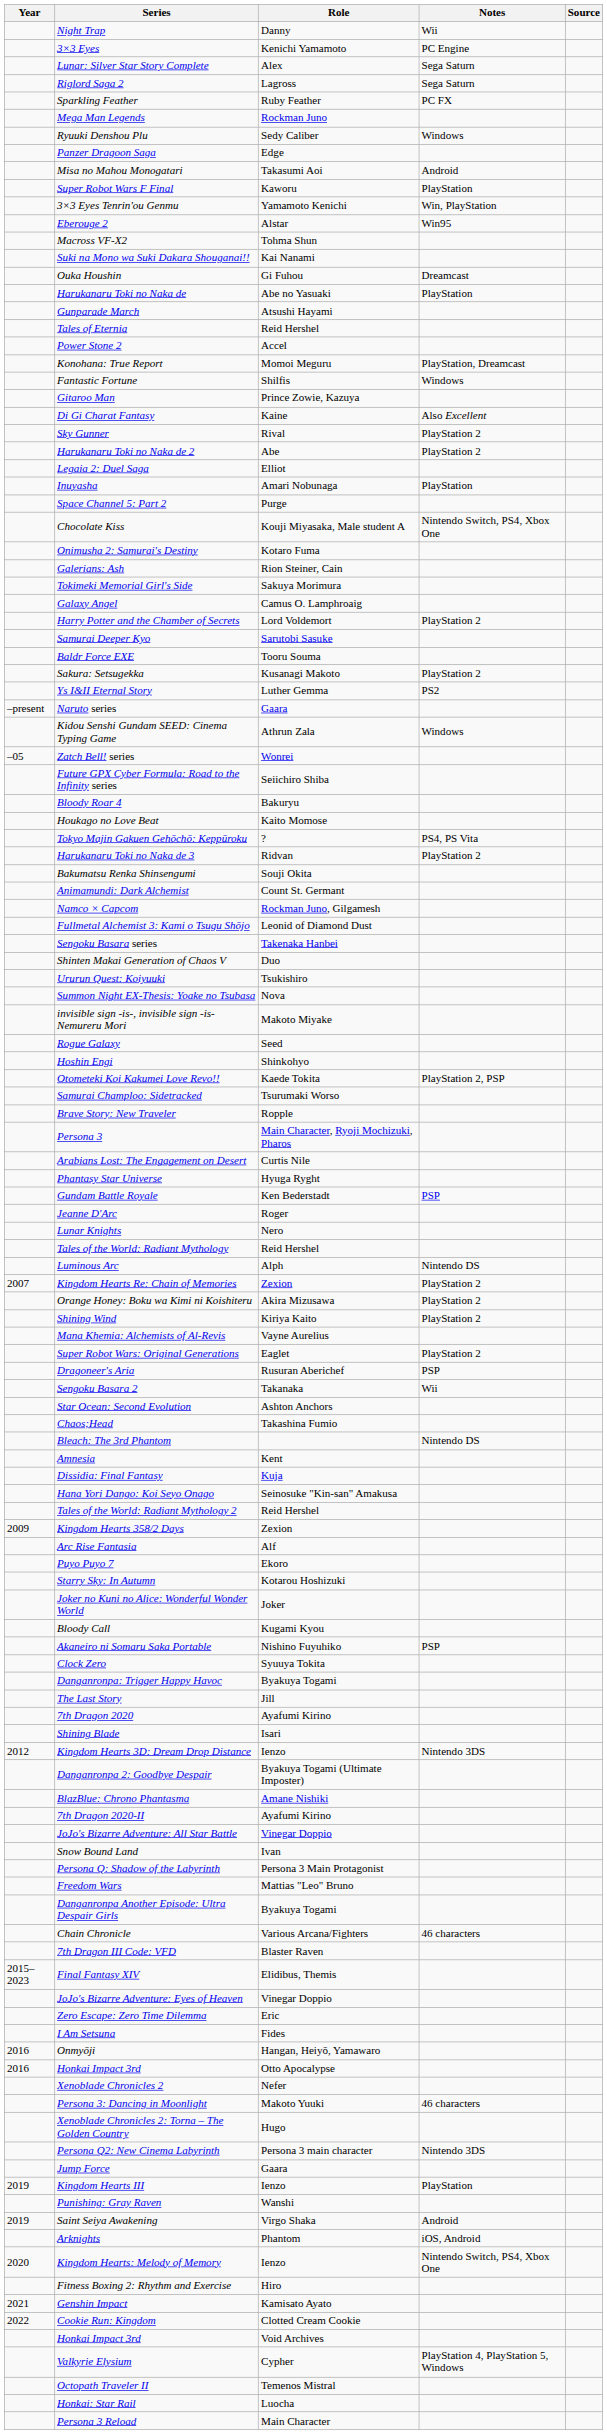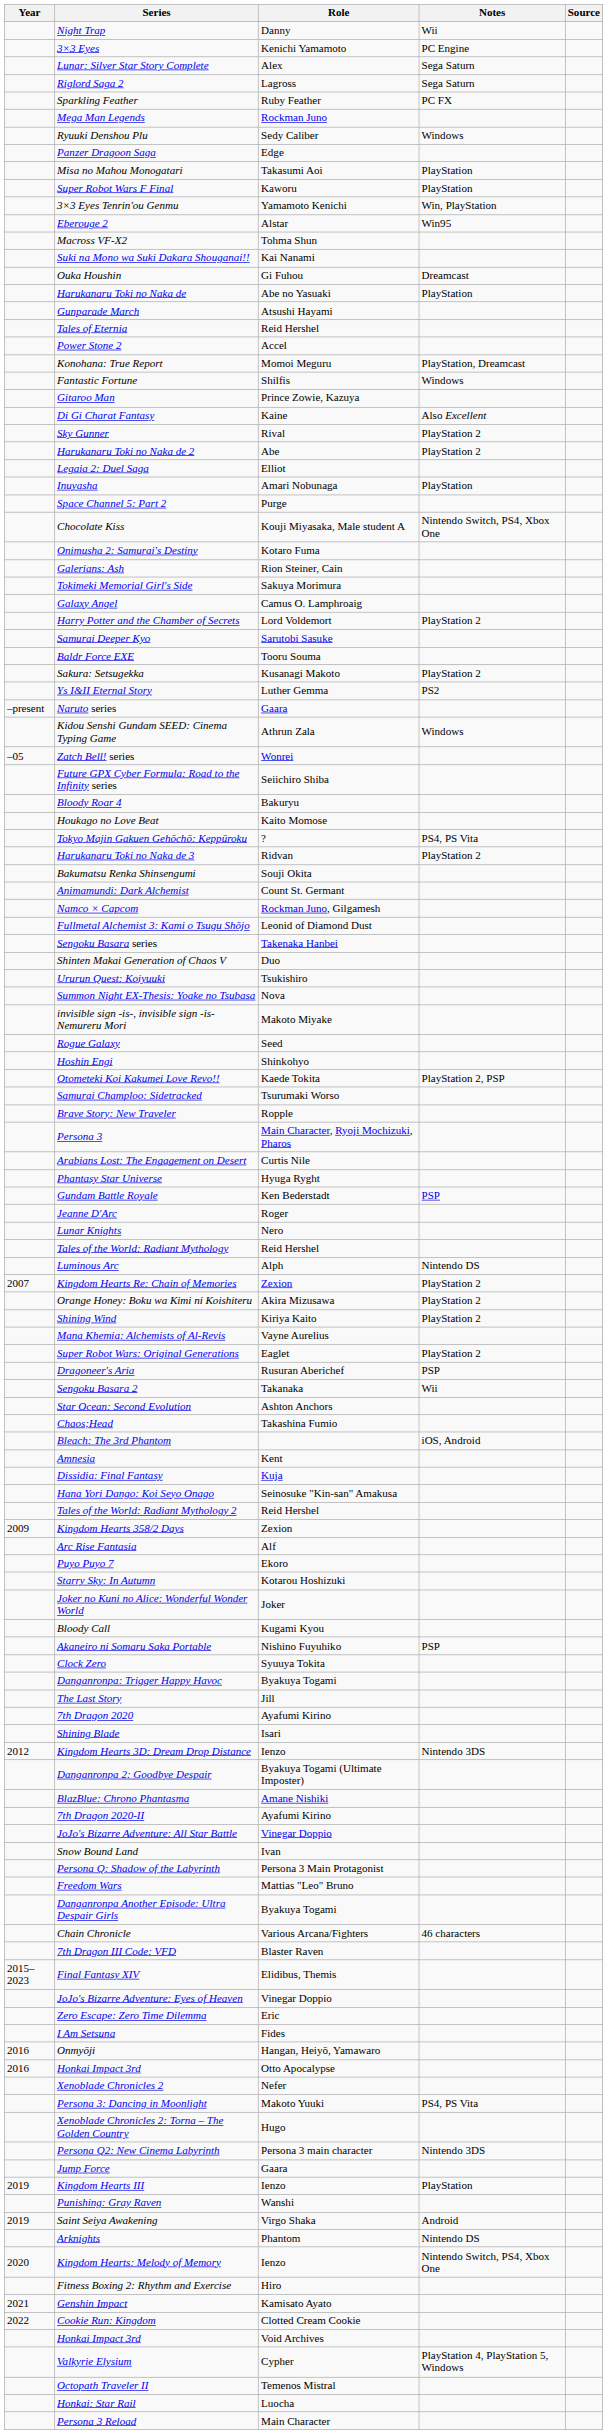(440, 170) Android -> (447, 170) PlayStation
(451, 1441) Nintendo DS -> (451, 1441) iOS, Android
(451, 2103) 46 characters -> (450, 2103) PS4, PS Vita
(451, 2238) iOS, Android -> (451, 2238) Nintendo DS
